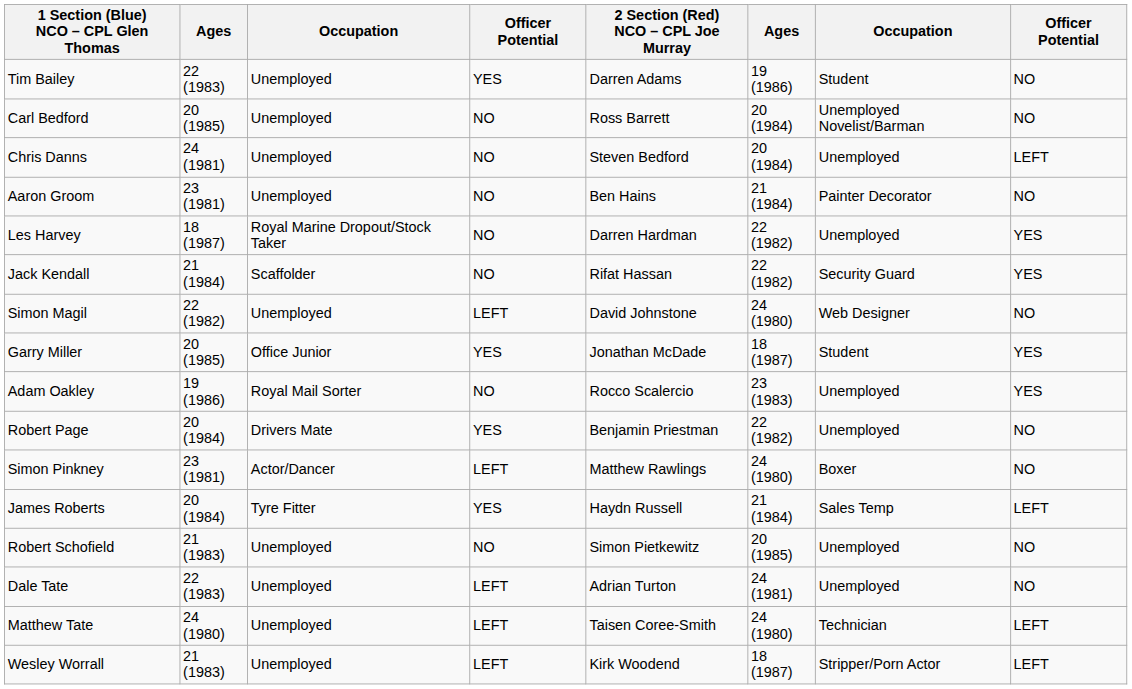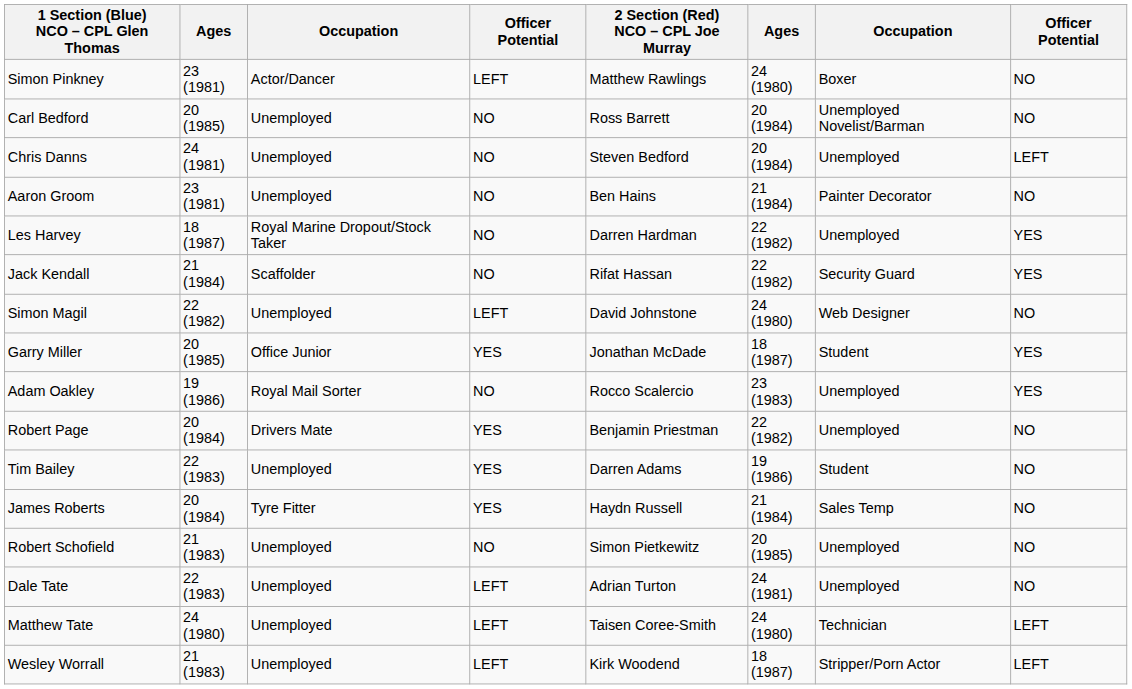rows swapped: (41, 79) <-> (56, 469)
(1031, 508) LEFT -> (1024, 508) NO
